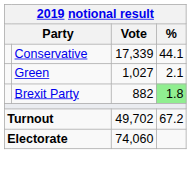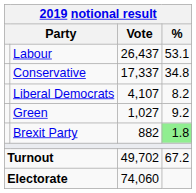+ row: (32, 53)
(134, 53) 17,339 -> (140, 73) 17,337
(171, 53) 44.1 -> (177, 73) 34.8
+ row: (64, 93)
(175, 73) 2.1 -> (180, 113) 9.2
